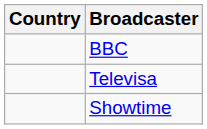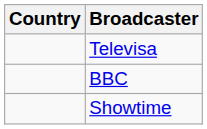rows swapped: (123, 78) <-> (109, 49)
